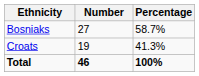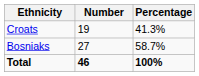rows swapped: (28, 29) <-> (22, 46)
